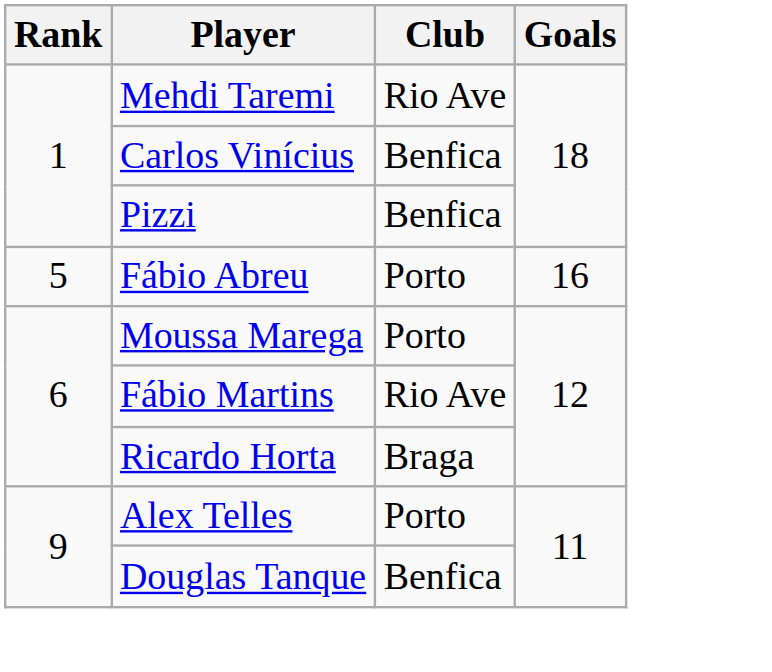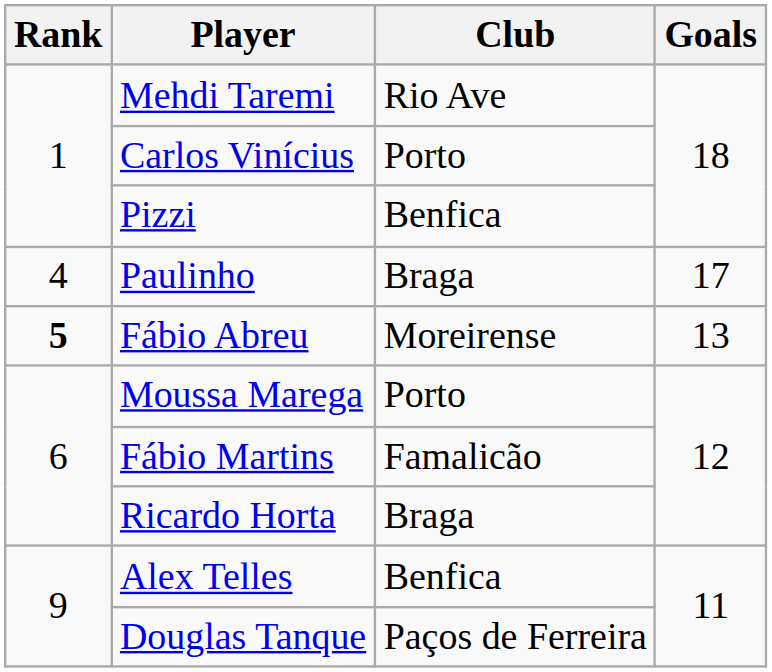(443, 154) Benfica -> (425, 154) Porto
+ row: (187, 275)
(58, 275) normal -> (58, 335) bold
(425, 275) Porto -> (470, 335) Moreirense
(570, 275) 16 -> (711, 335) 13
(445, 395) Rio Ave -> (463, 455) Famalicão
(425, 515) Porto -> (443, 575) Benfica
(443, 575) Benfica -> (515, 635) Paços de Ferreira
